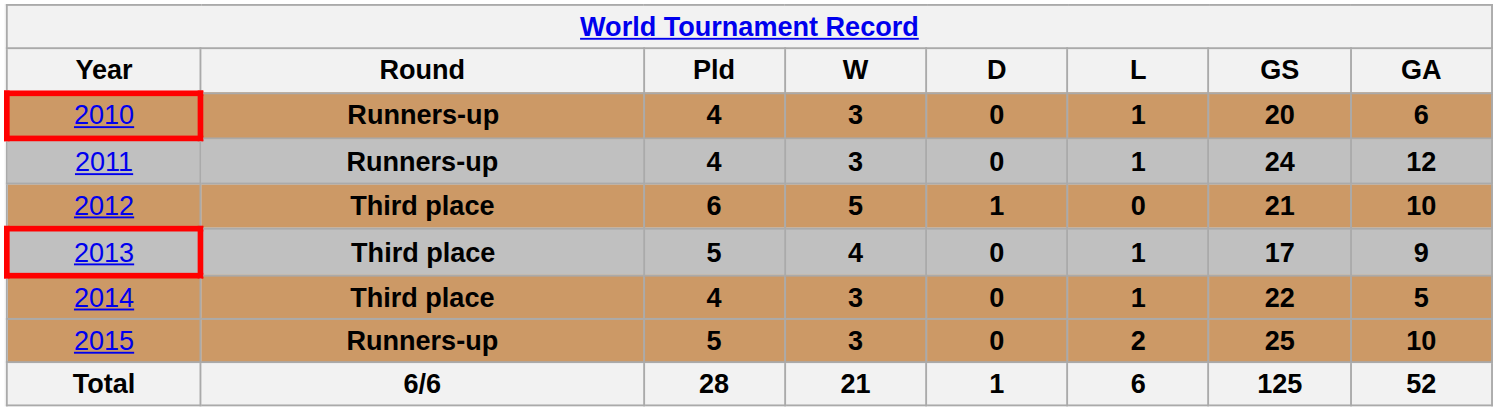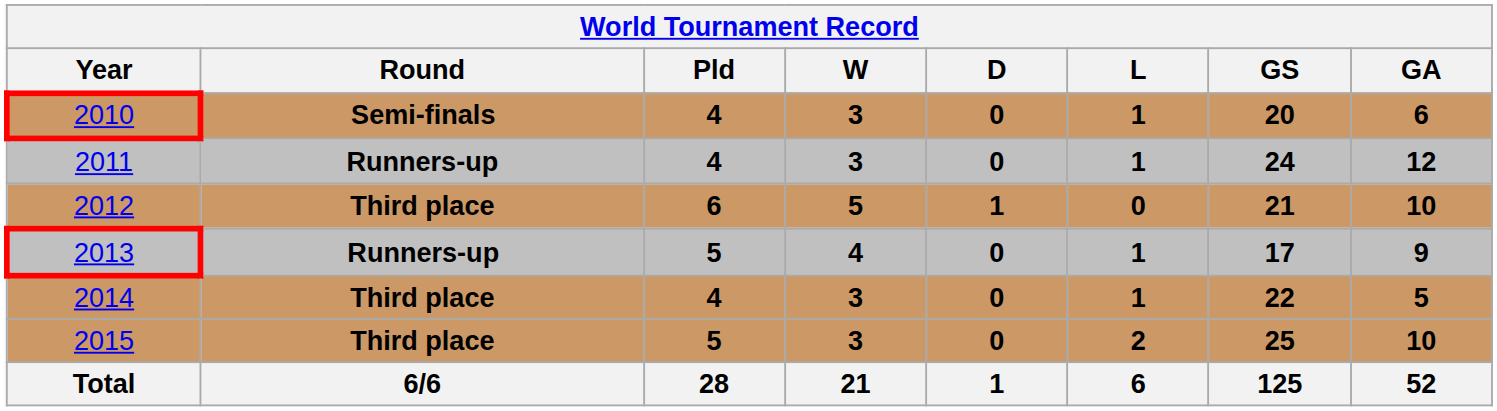(423, 116) Runners-up -> (423, 116) Semi-finals
(423, 252) Third place -> (423, 252) Runners-up
(422, 341) Runners-up -> (422, 341) Third place
